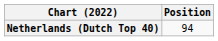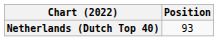(187, 28) 94 -> (187, 28) 93
